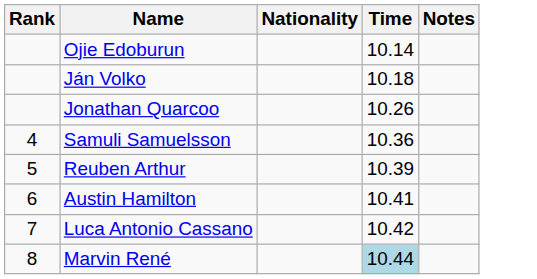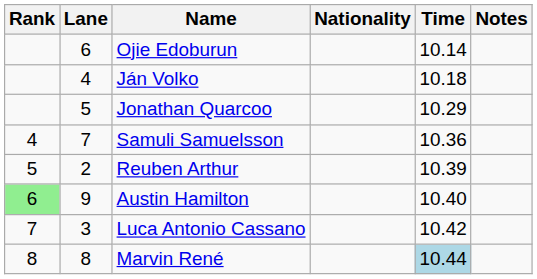+ column: (86, 19)
(390, 109) 10.26 -> (443, 109) 10.29
(32, 199) no background -> (32, 199) lightgreen background
(390, 199) 10.41 -> (443, 199) 10.40
